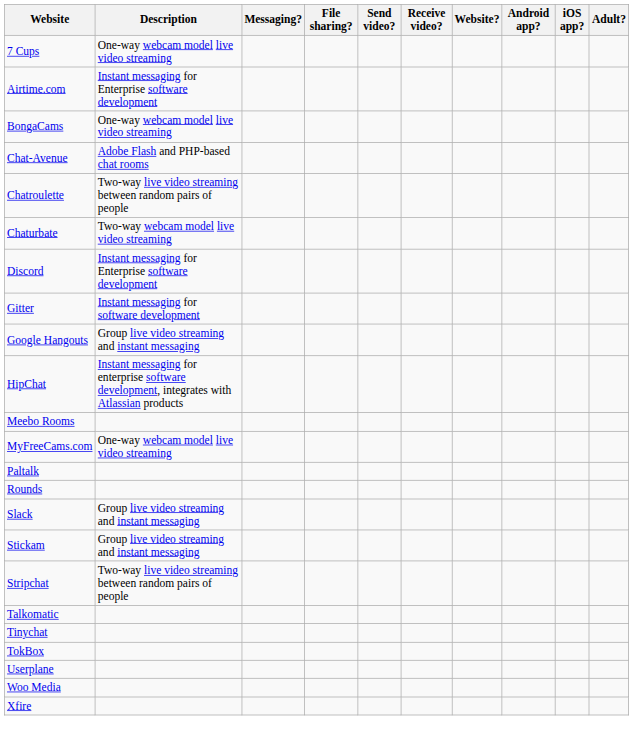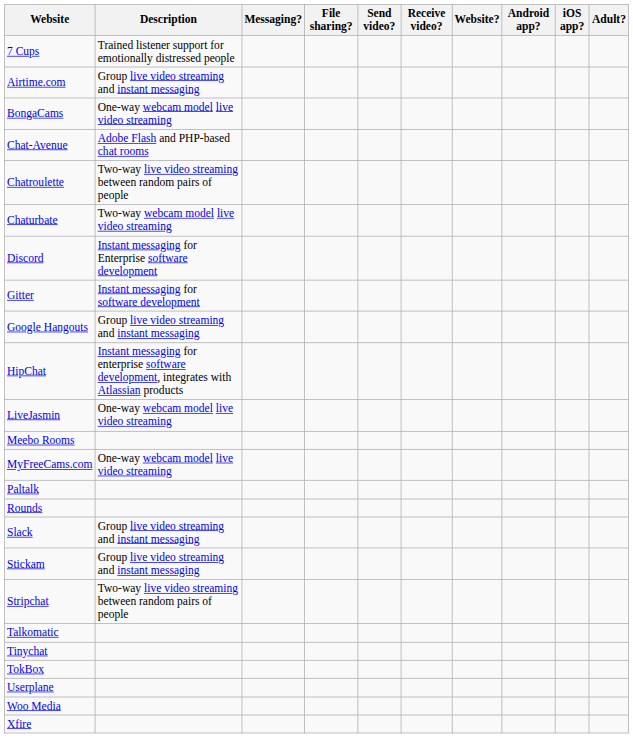(165, 51) One-way webcam model live video streaming -> (166, 51) Trained listener support for emotionally distressed people
(147, 89) Instant messaging for Enterprise software development -> (161, 82) Group live video streaming and instant messaging
+ row: (34, 415)
